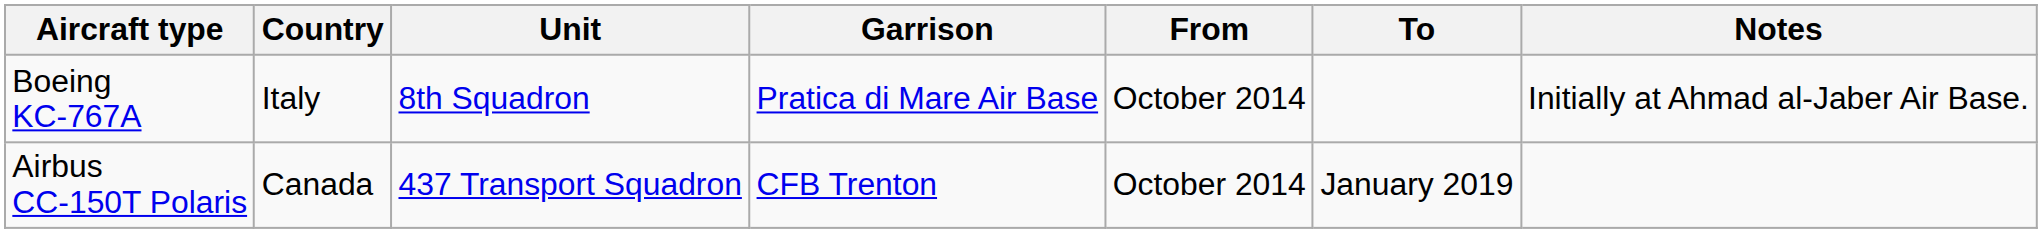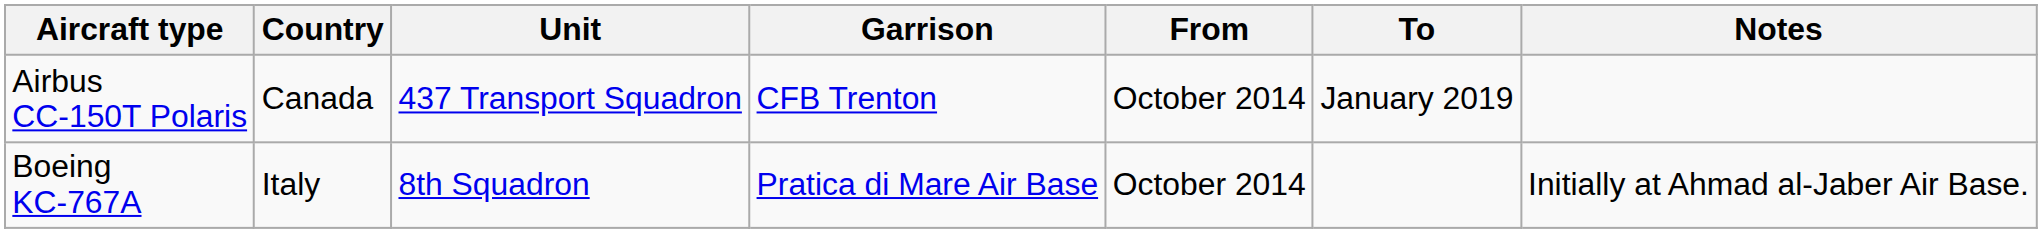rows swapped: (130, 184) <-> (77, 98)
